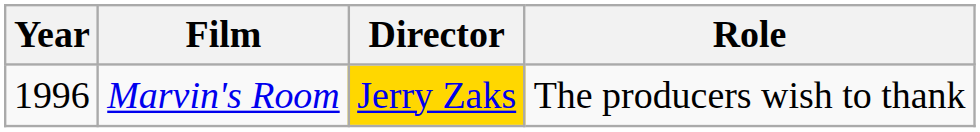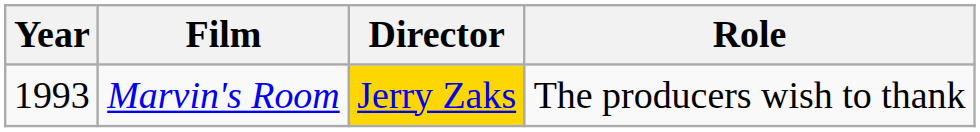(52, 94) 1996 -> (52, 94) 1993
